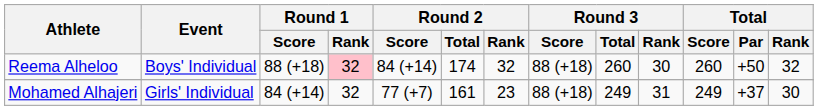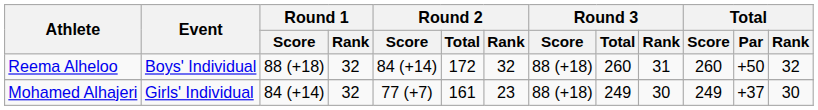(351, 67) pink background -> (351, 67) no background
(462, 67) 174 -> (462, 67) 172
(661, 67) 30 -> (661, 67) 31
(661, 93) 31 -> (661, 93) 30
